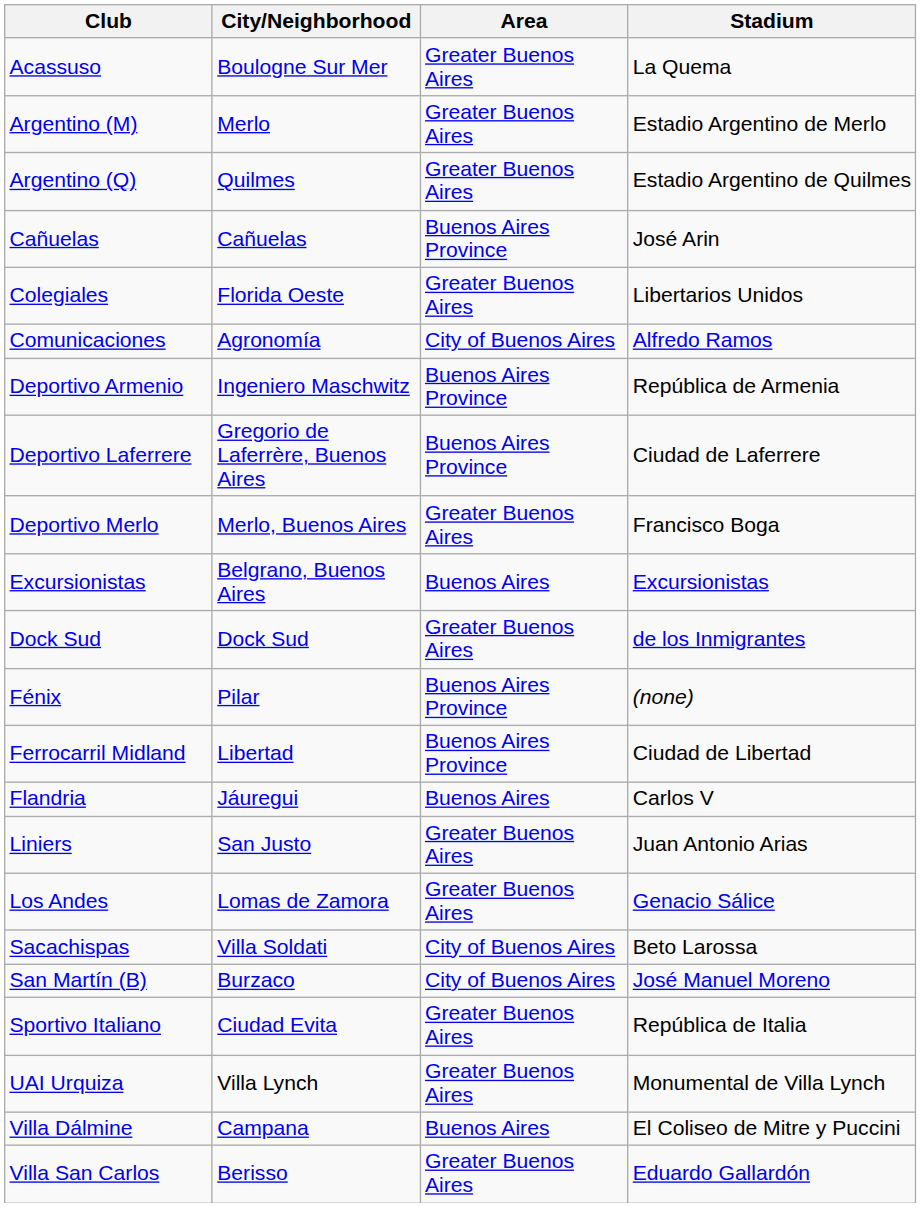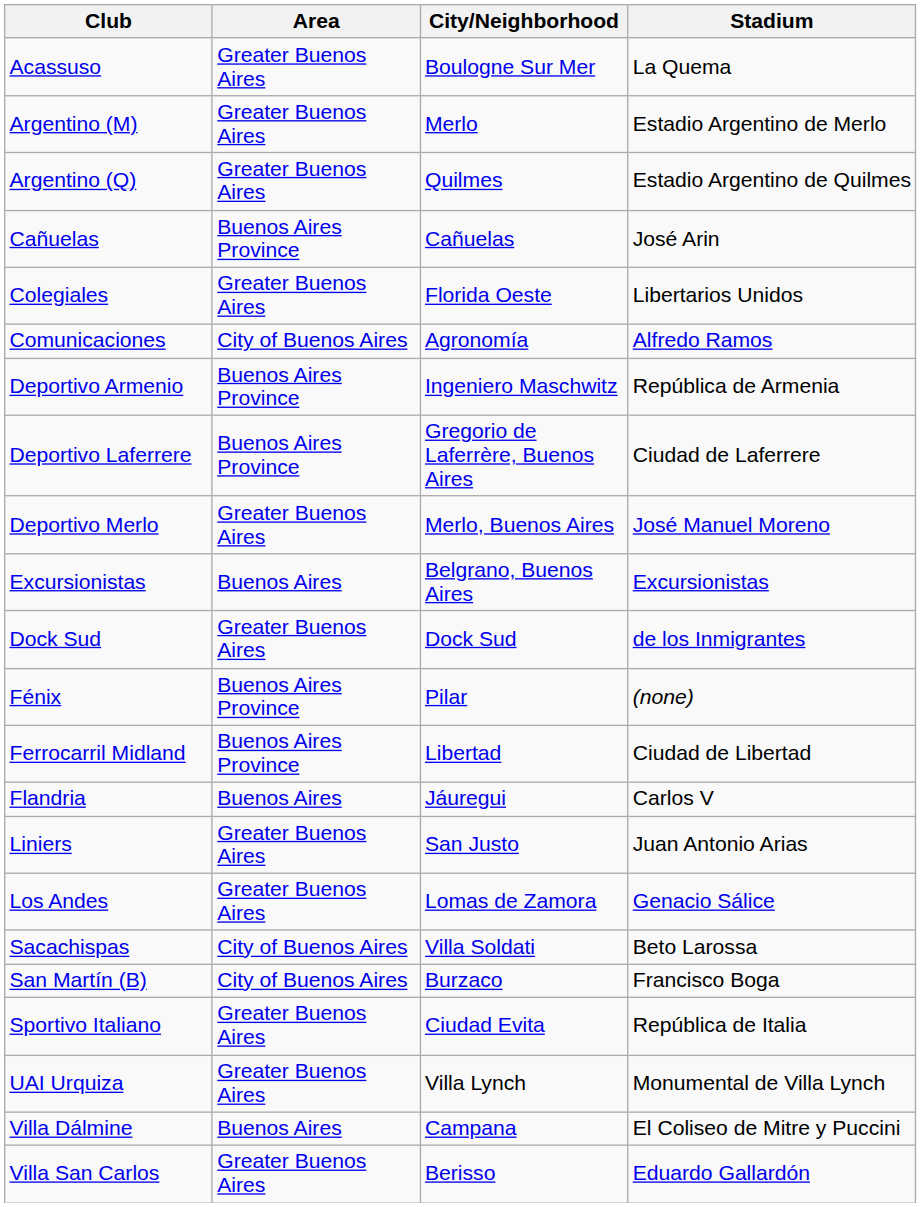columns swapped: (316, 21) <-> (524, 21)
(706, 524) Francisco Boga -> (731, 524) José Manuel Moreno
(731, 980) José Manuel Moreno -> (706, 980) Francisco Boga
